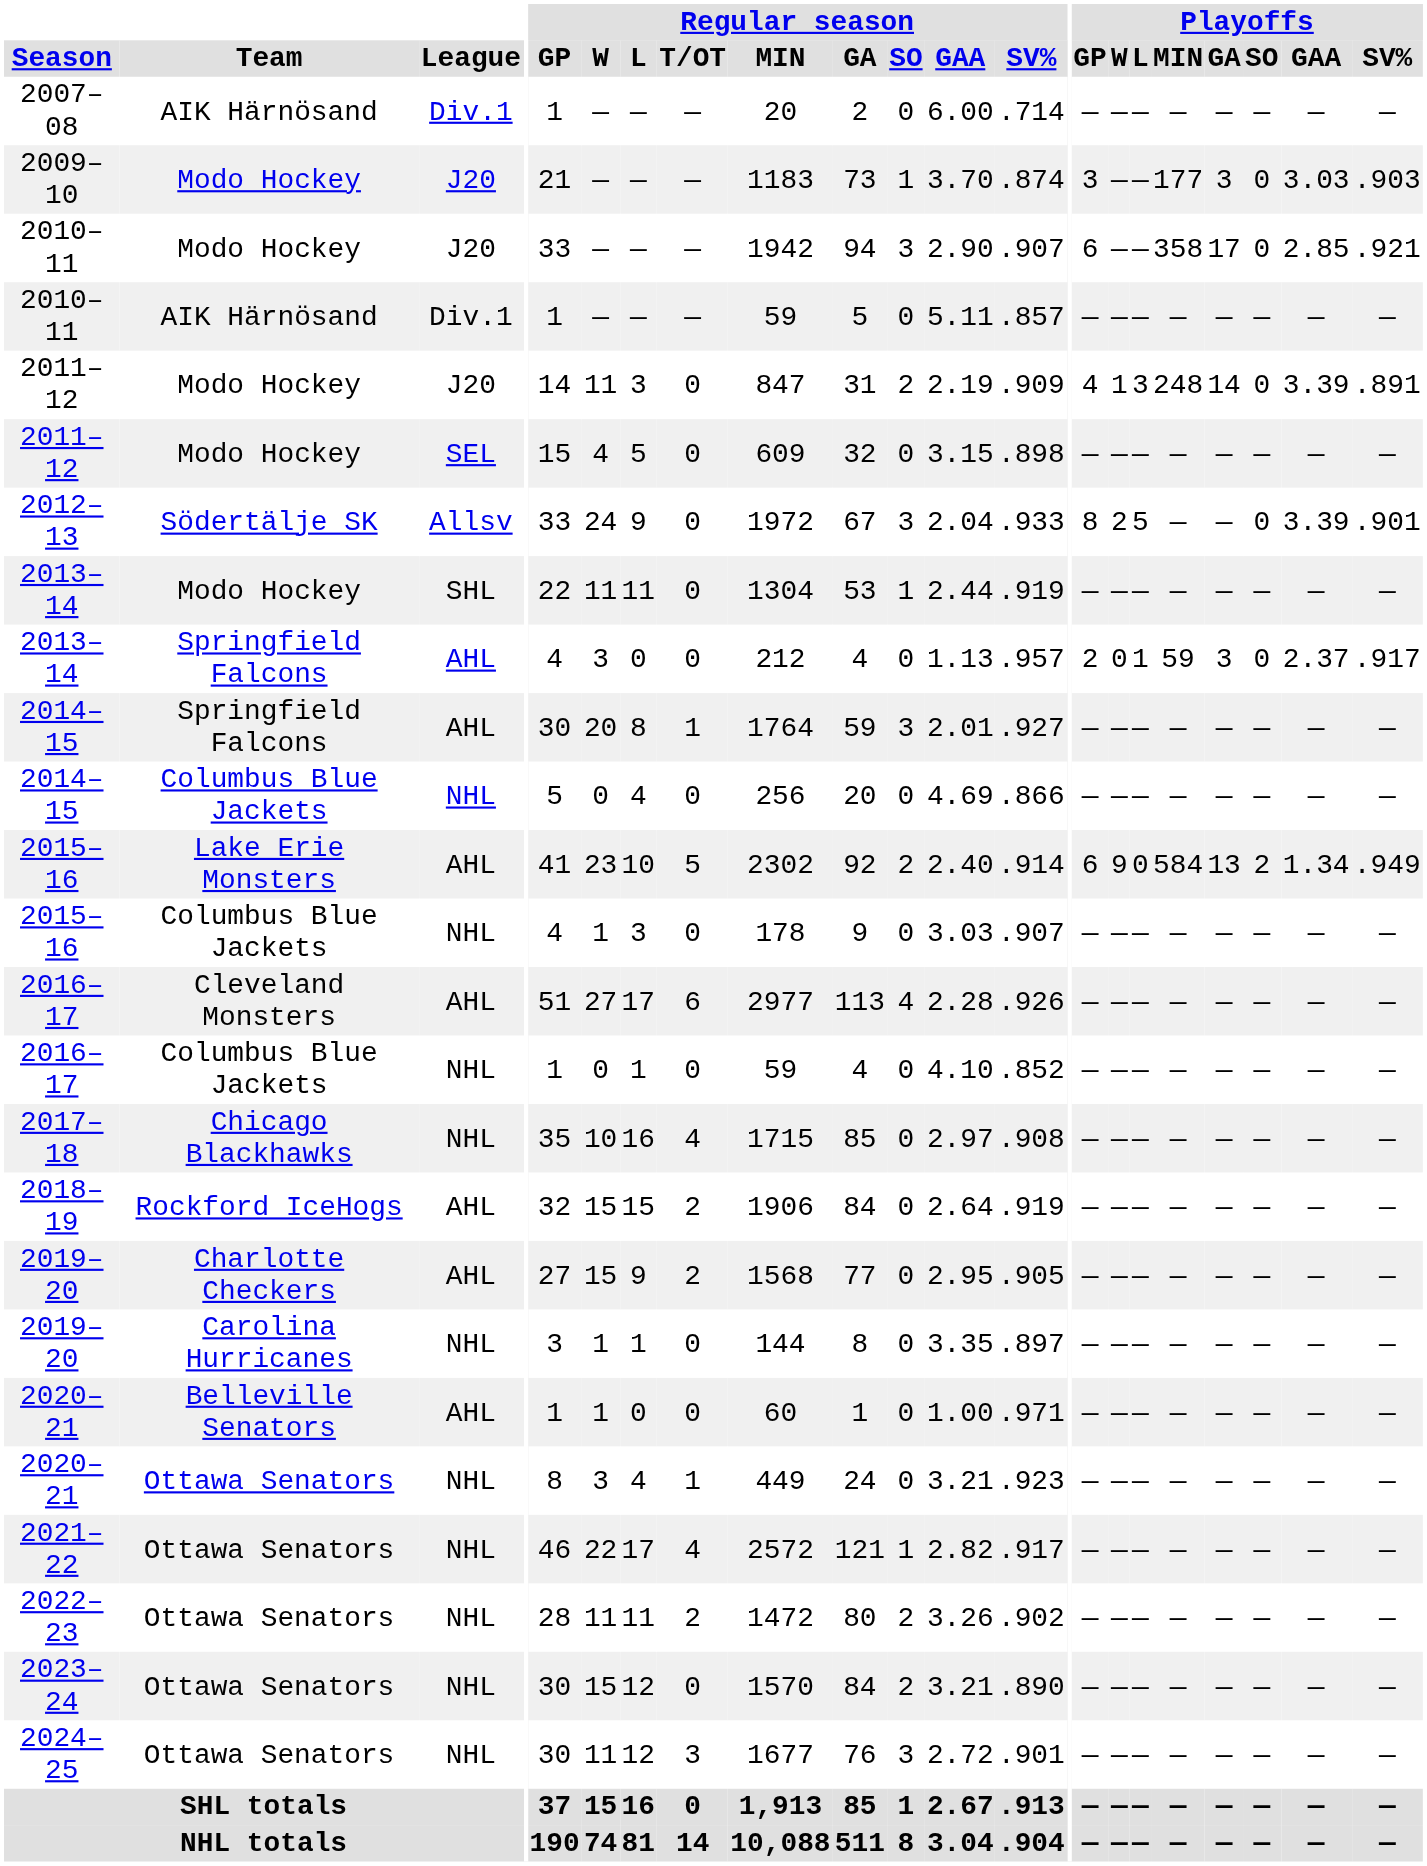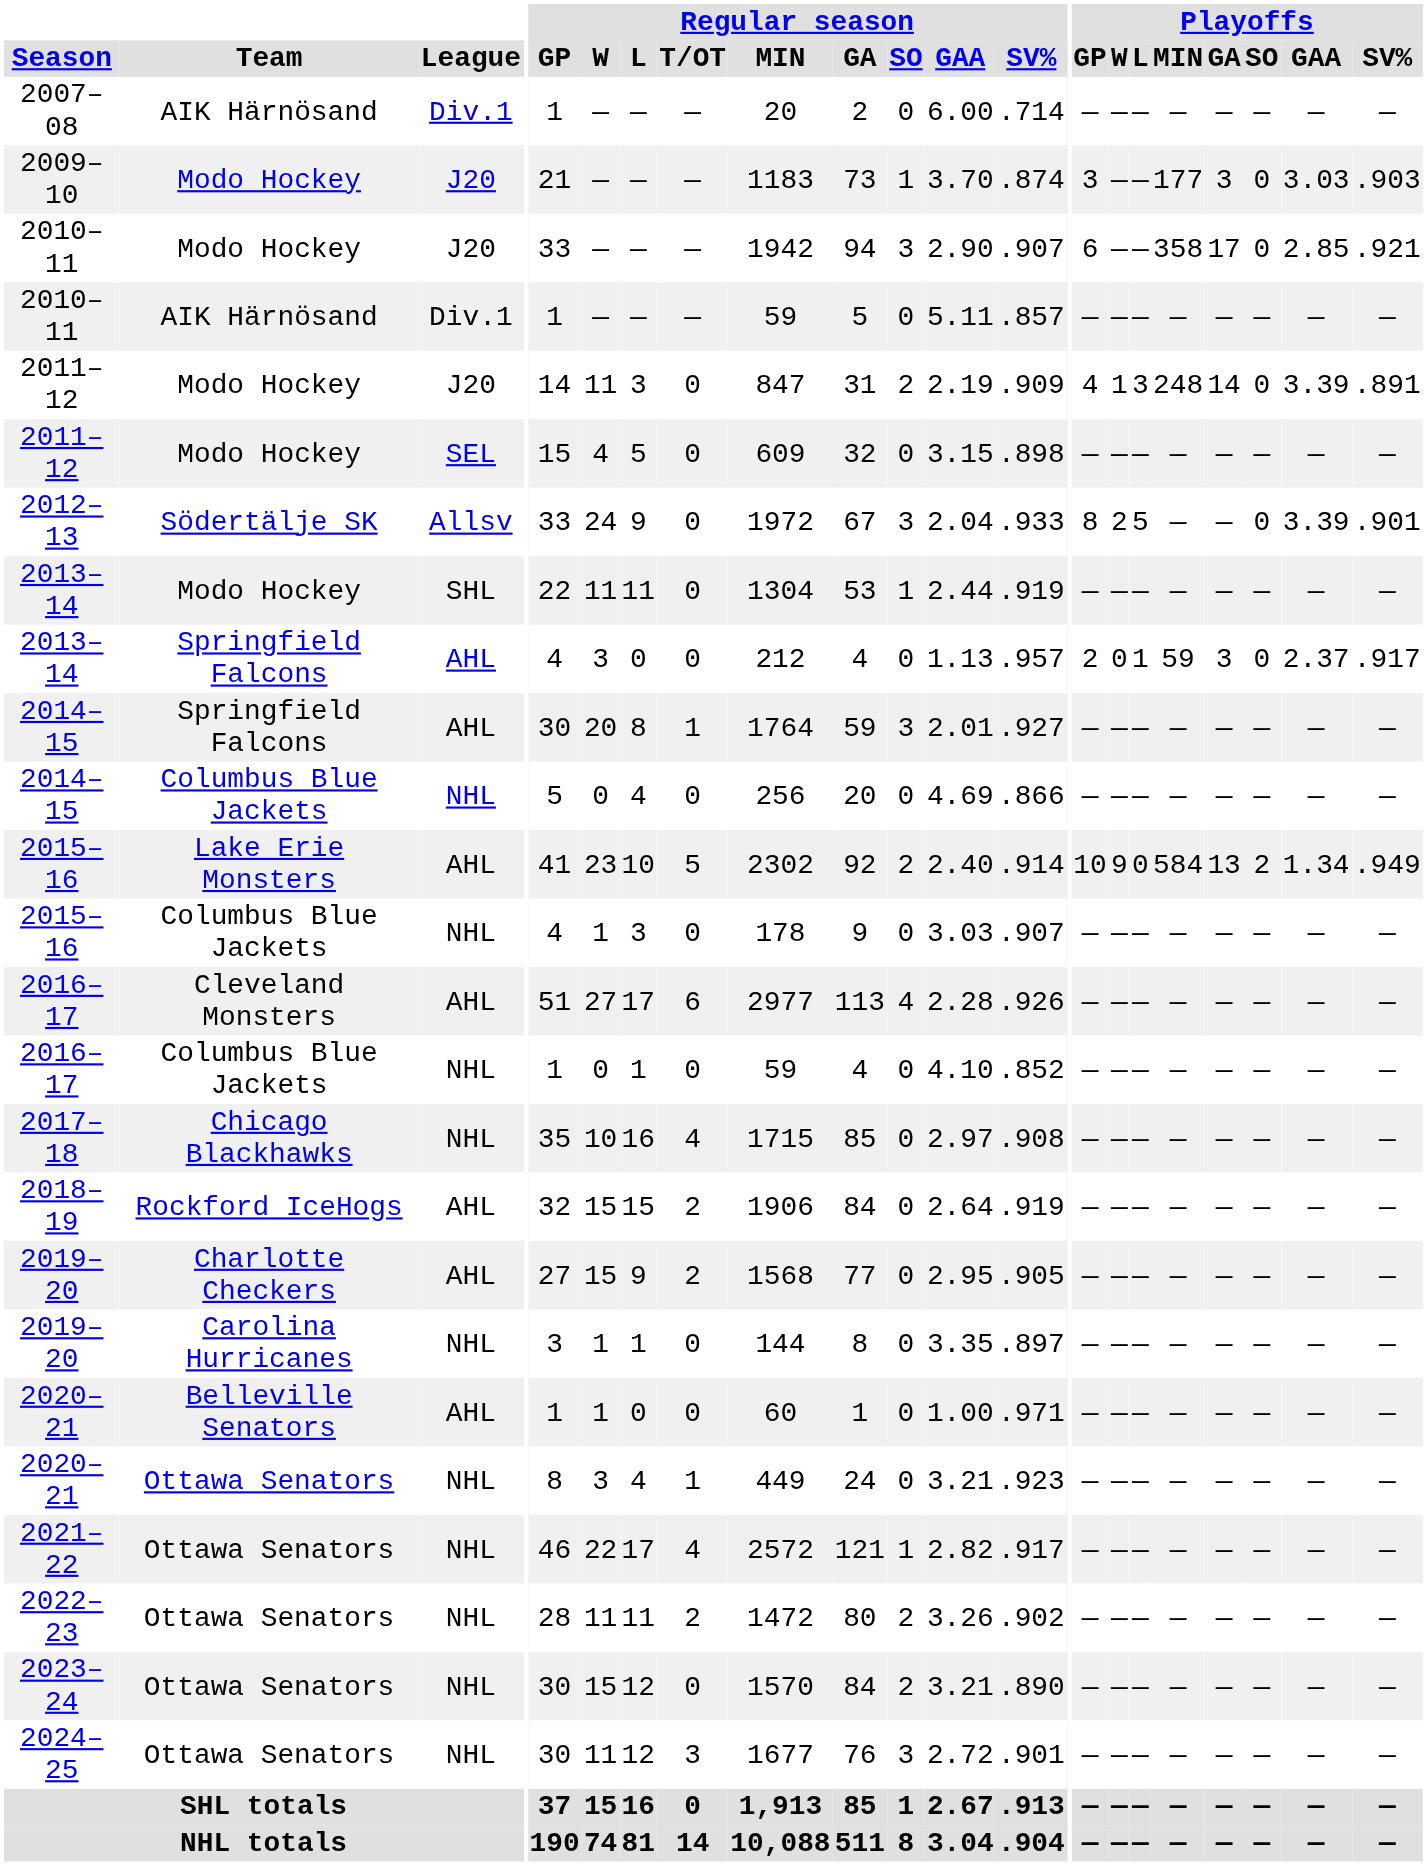(1090, 864) 6 -> (1090, 864) 10
